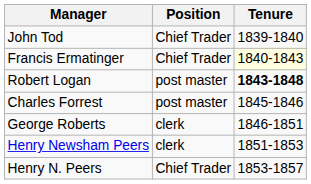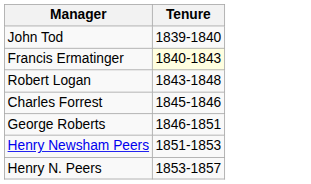- column: (193, 15)
(270, 80) bold -> (188, 80) normal
